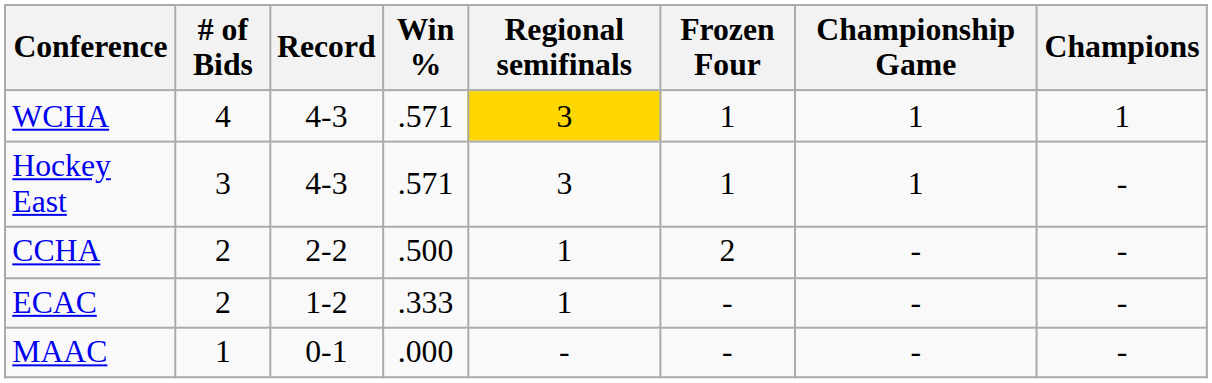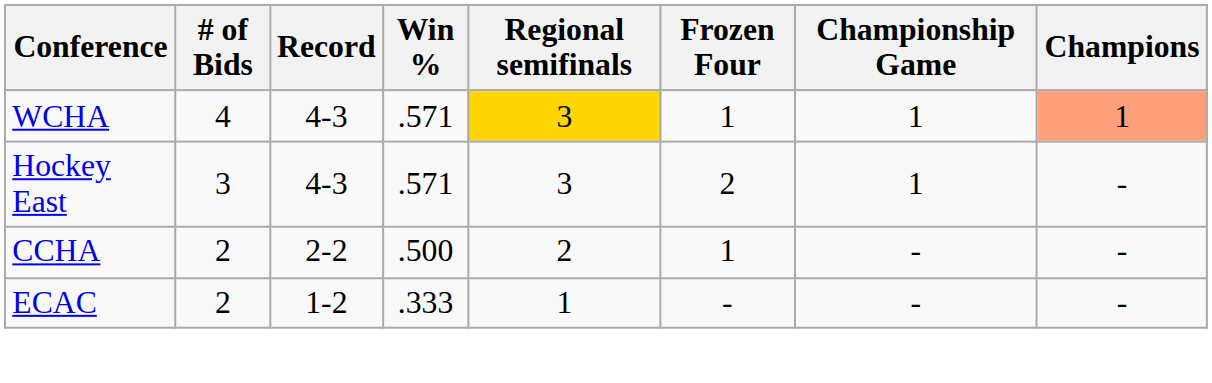(1122, 115) no background -> (1122, 115) lightsalmon background
(727, 183) 1 -> (727, 183) 2
(564, 251) 1 -> (564, 251) 2
(727, 251) 2 -> (727, 251) 1
- row: (60, 352)
